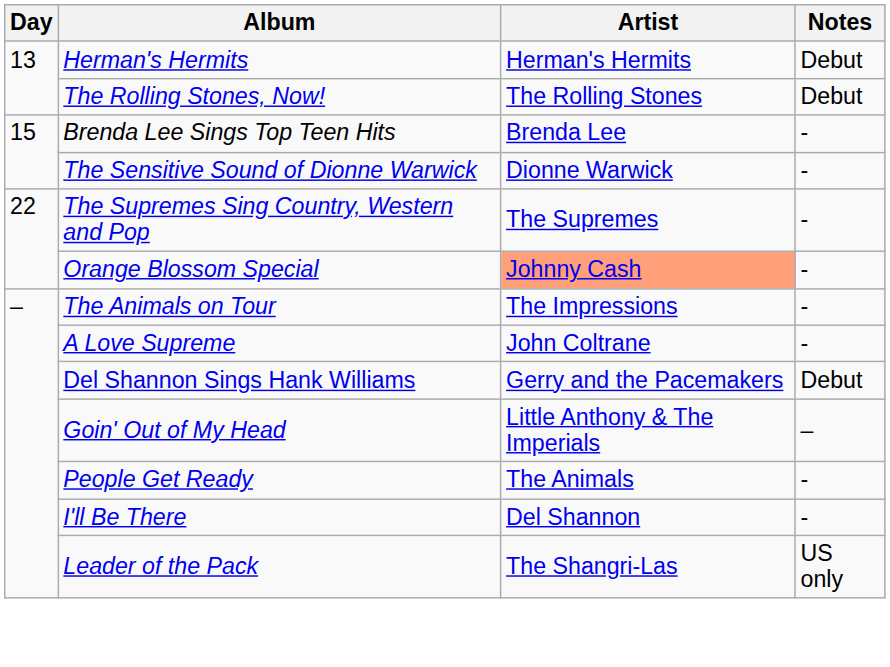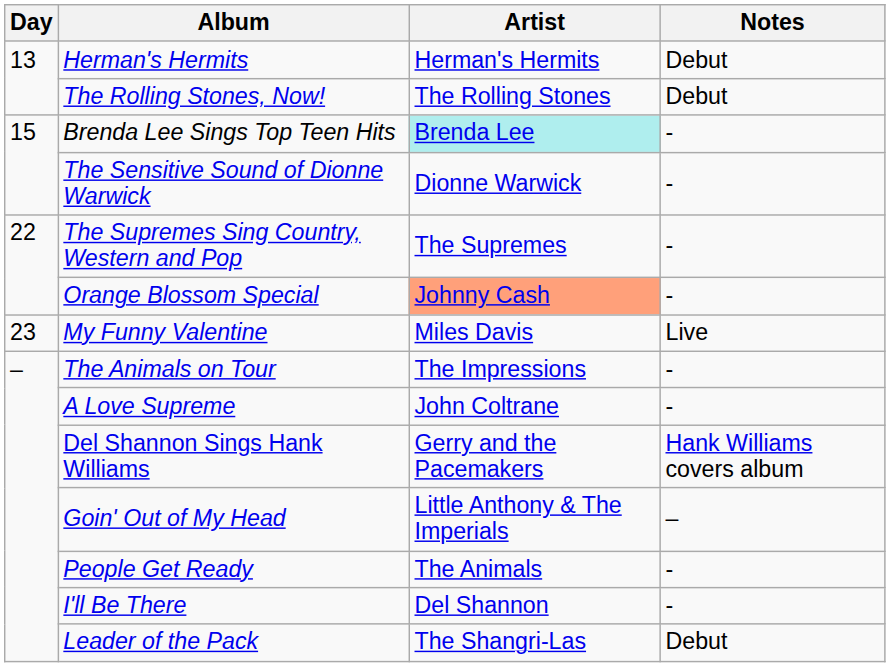(566, 133) no background -> (474, 133) paleturquoise background
+ row: (165, 332)
(831, 380) Debut -> (739, 456) Hank Williams covers album
(822, 566) US only -> (696, 642) Debut
